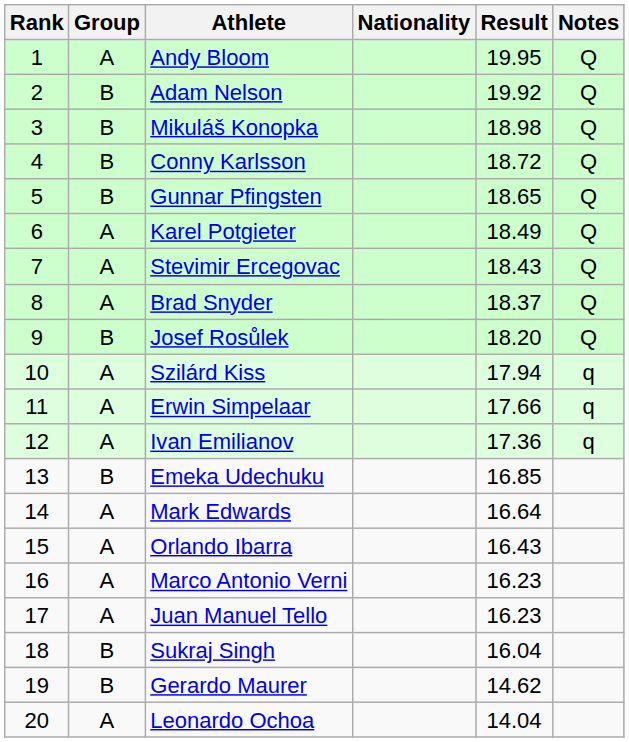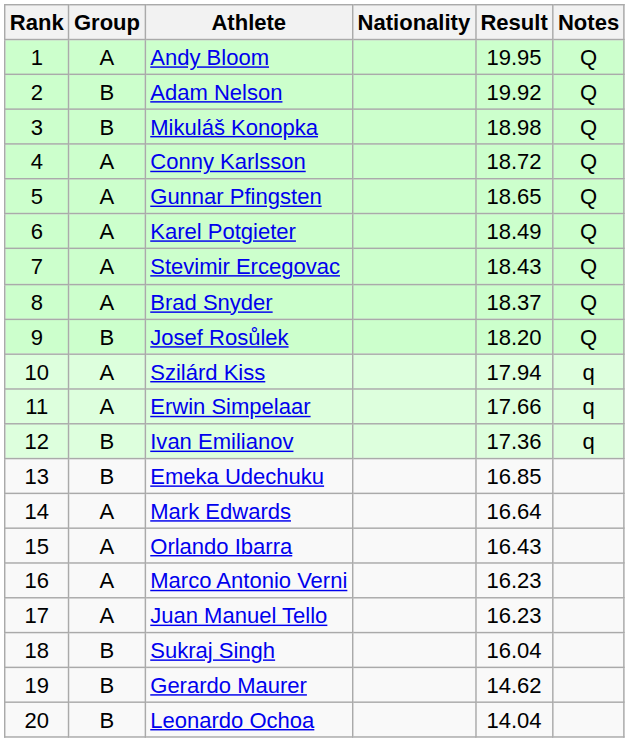(107, 162) B -> (107, 162) A
(107, 197) B -> (107, 197) A
(107, 441) A -> (107, 441) B
(107, 720) A -> (107, 720) B
